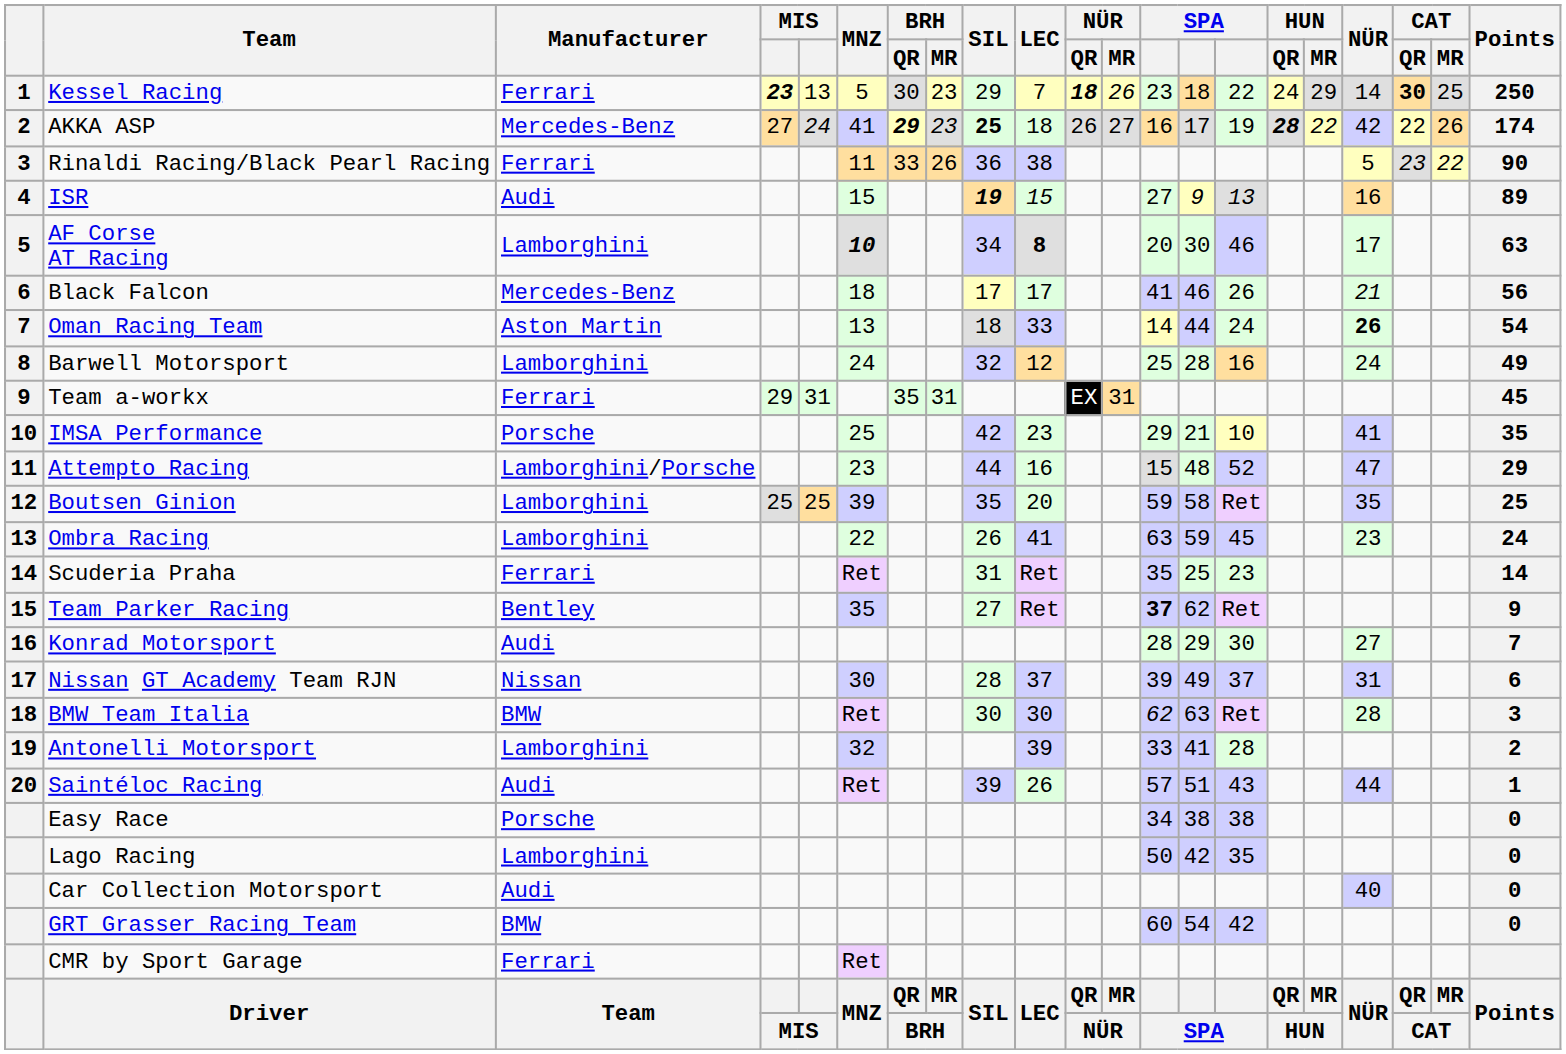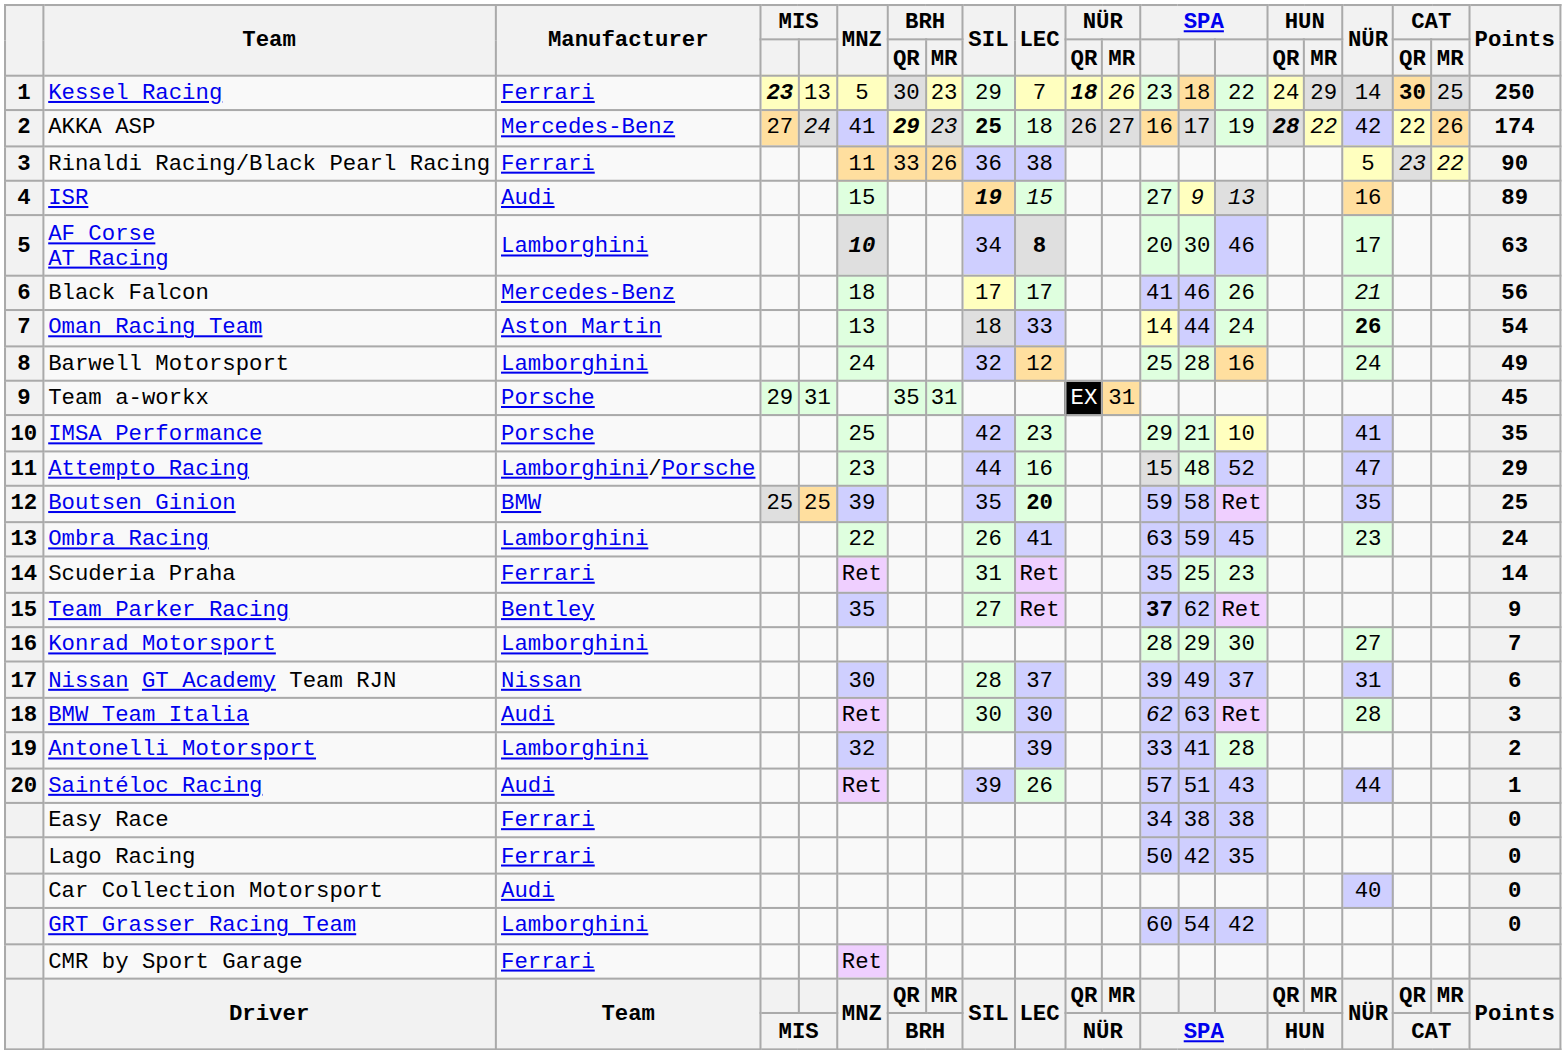(548, 398) Ferrari -> (548, 398) Porsche
(575, 504) Lamborghini -> (521, 504) BMW
(1040, 504) normal -> (1040, 504) bold
(528, 645) Audi -> (575, 645) Lamborghini
(521, 715) BMW -> (528, 715) Audi
(548, 820) Porsche -> (548, 820) Ferrari
(575, 856) Lamborghini -> (548, 856) Ferrari
(521, 926) BMW -> (575, 926) Lamborghini
